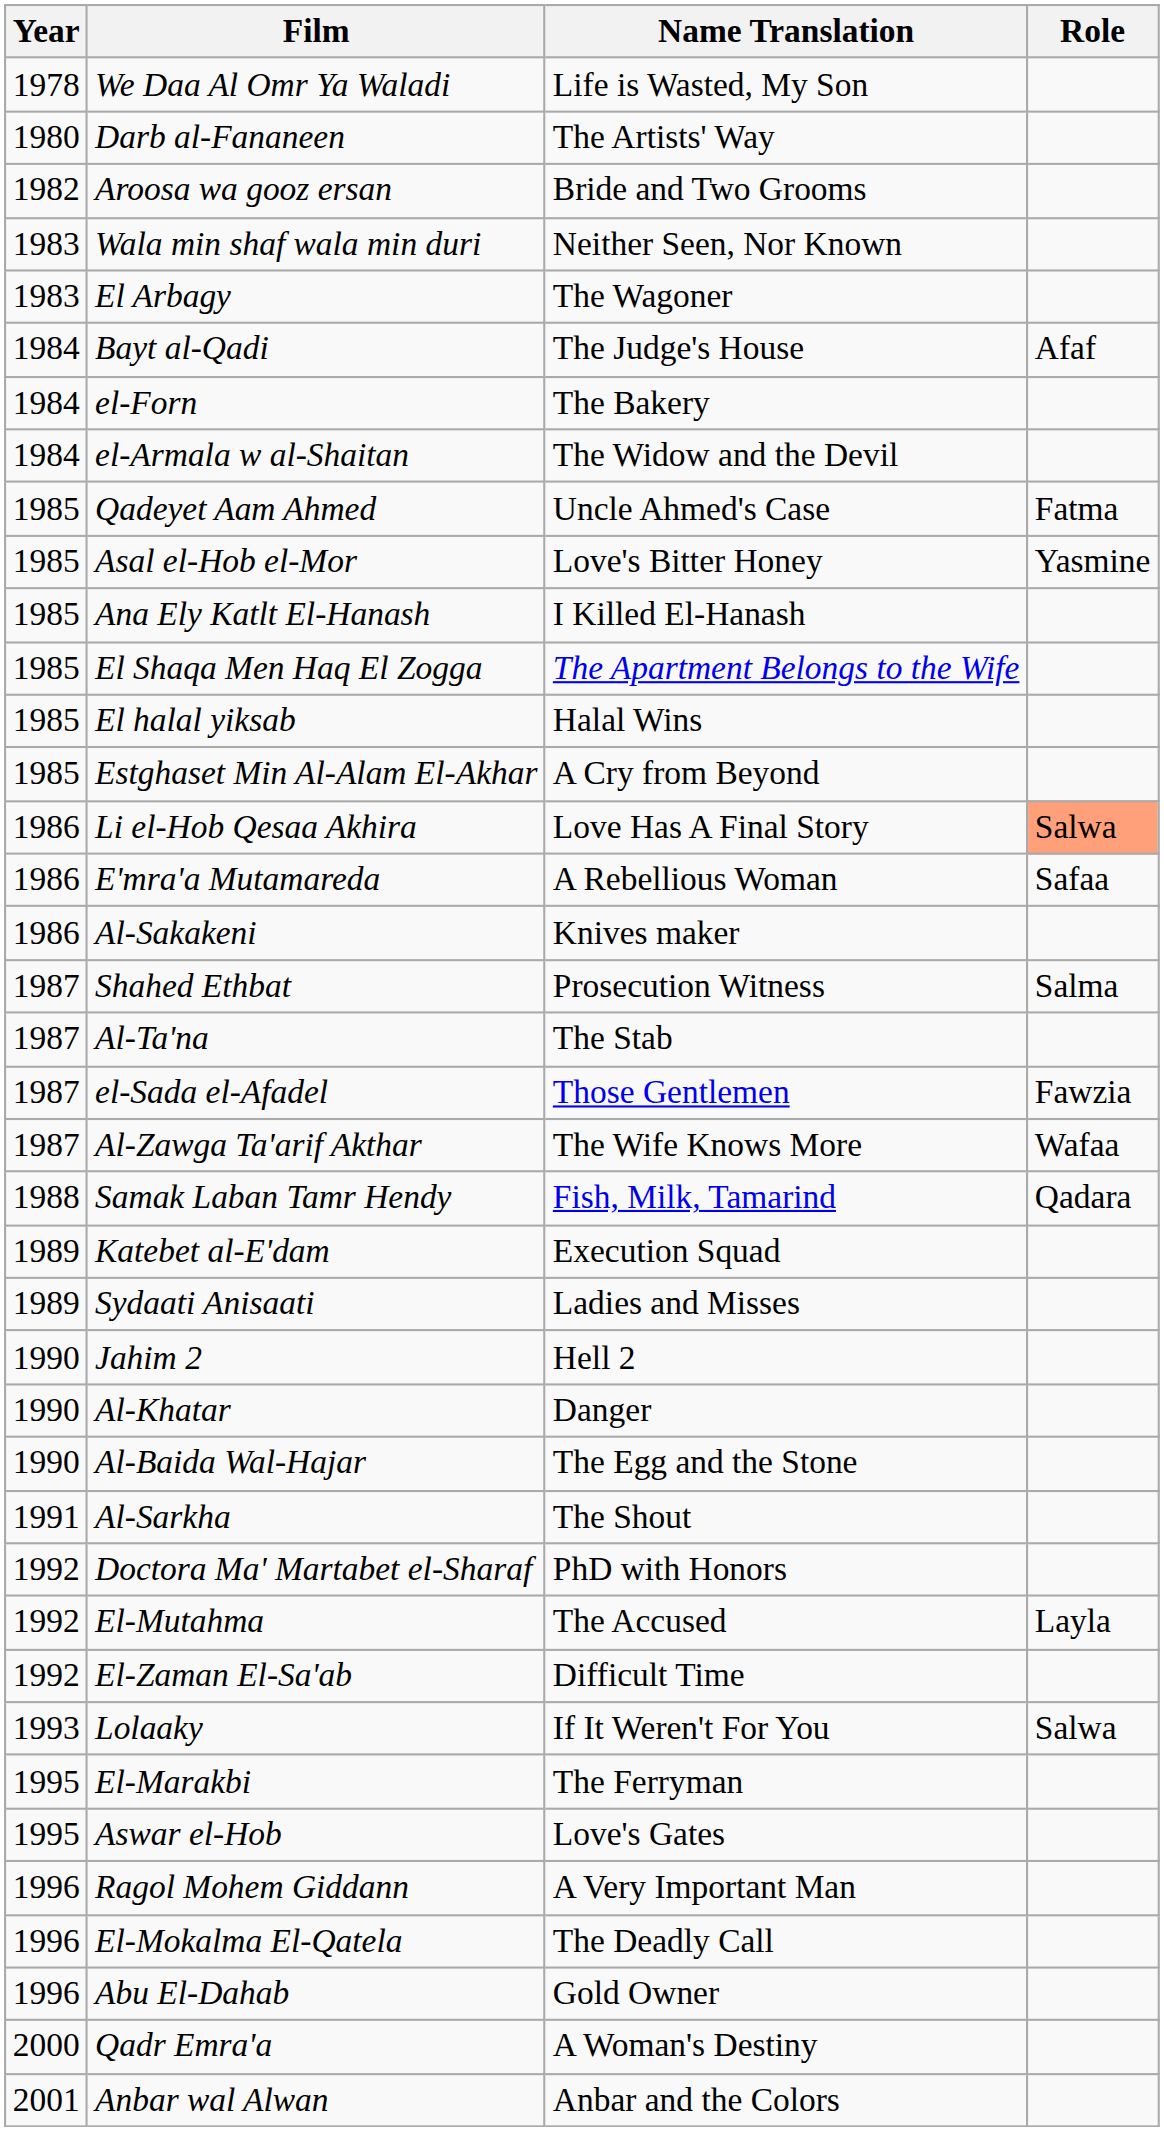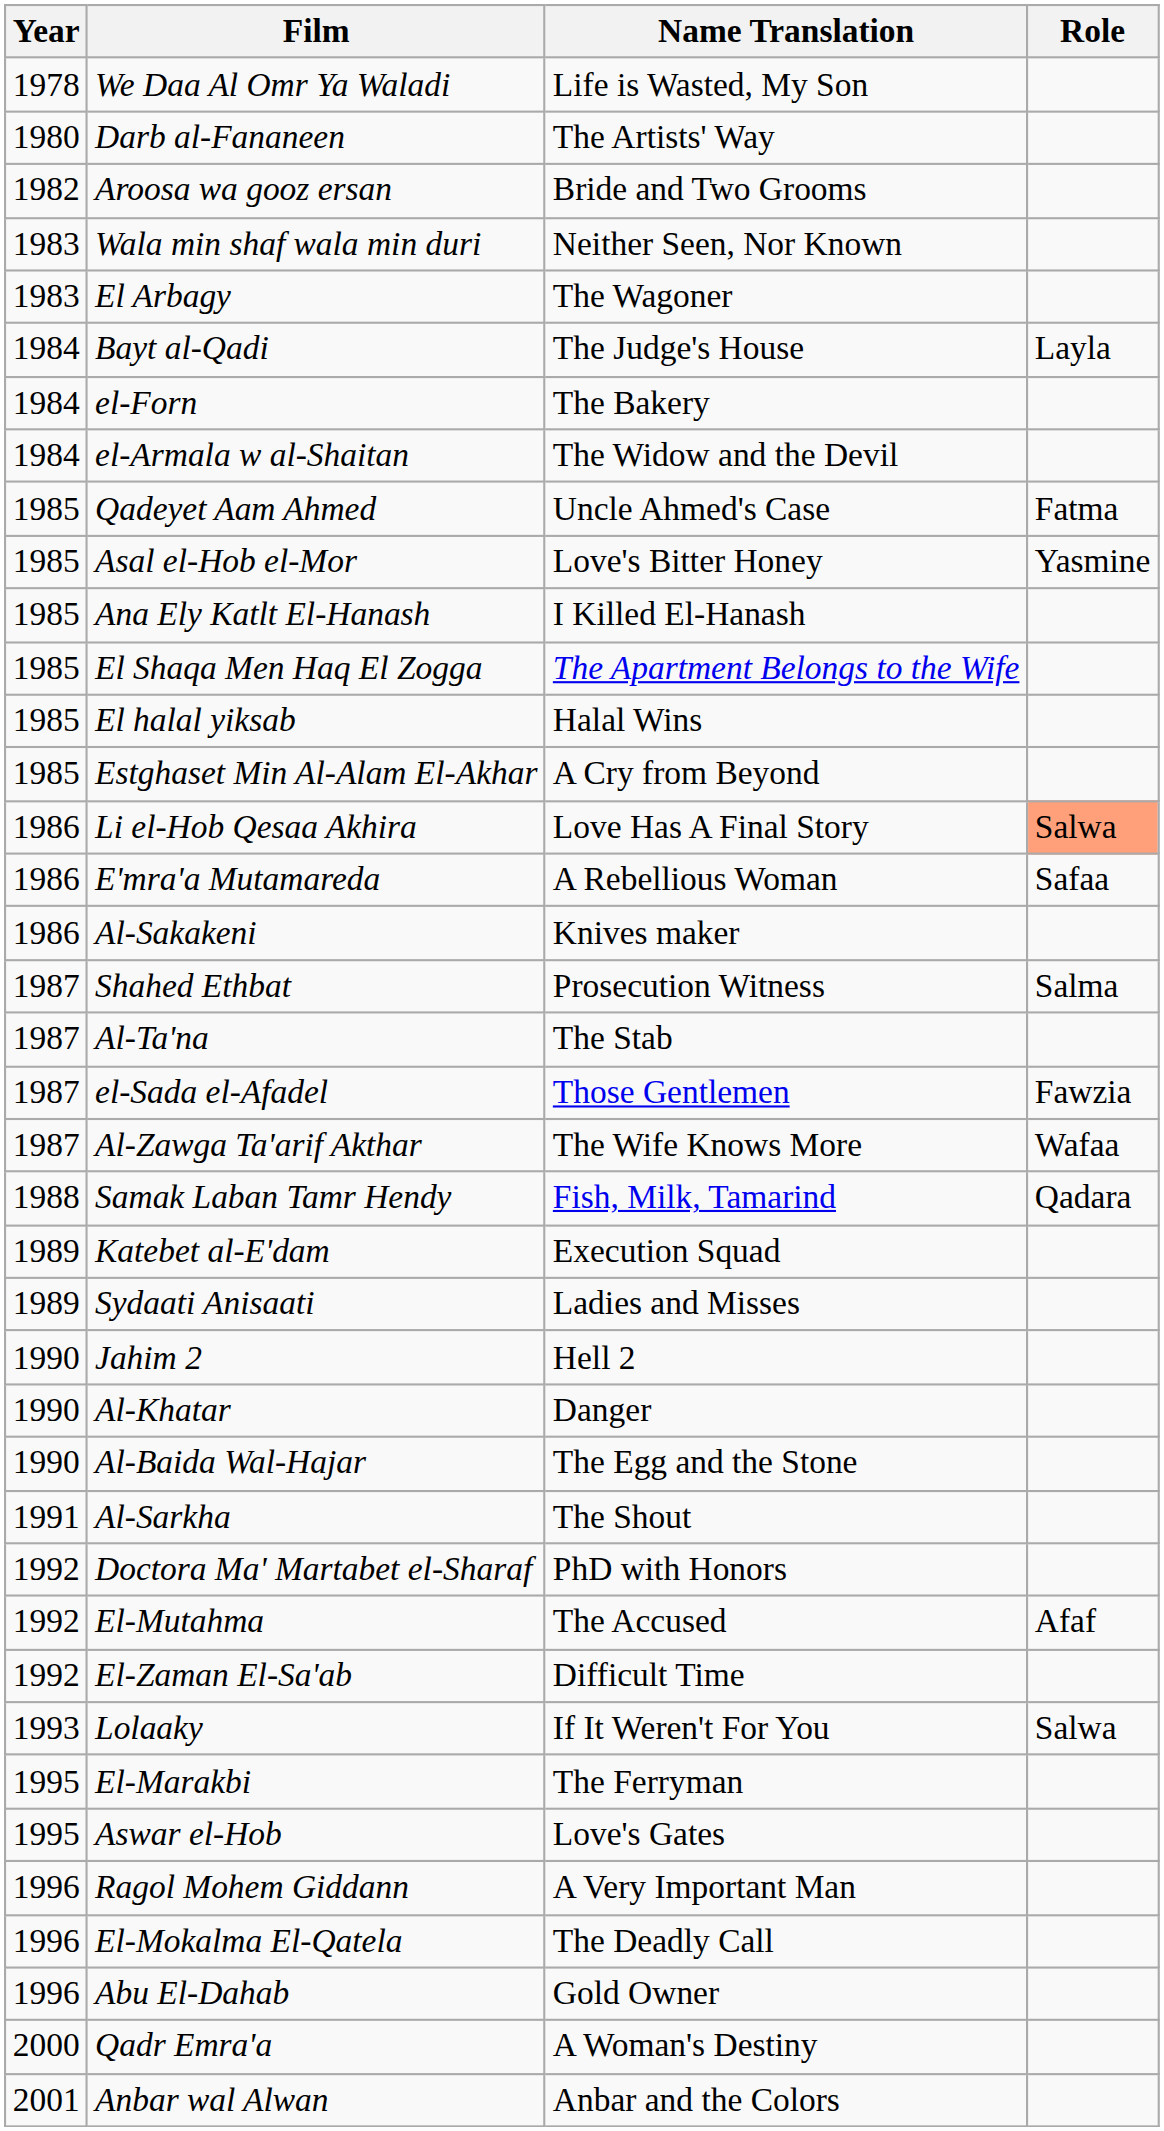(1065, 349) Afaf -> (1073, 349) Layla
(1073, 1622) Layla -> (1065, 1622) Afaf
